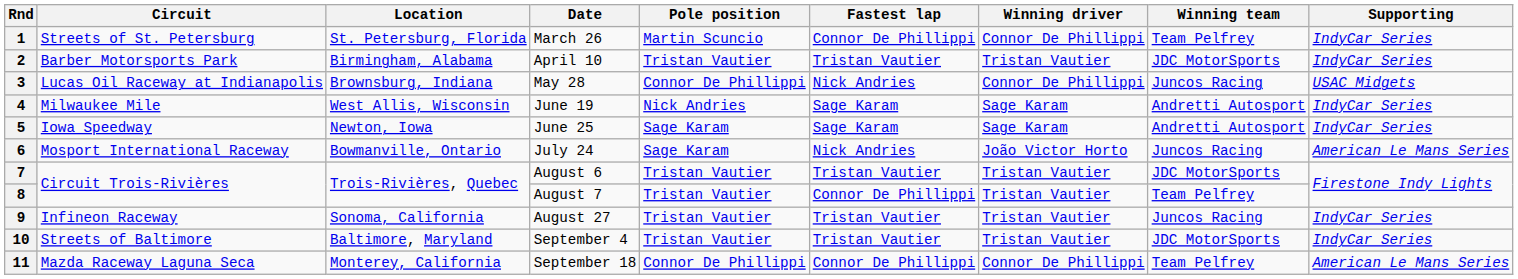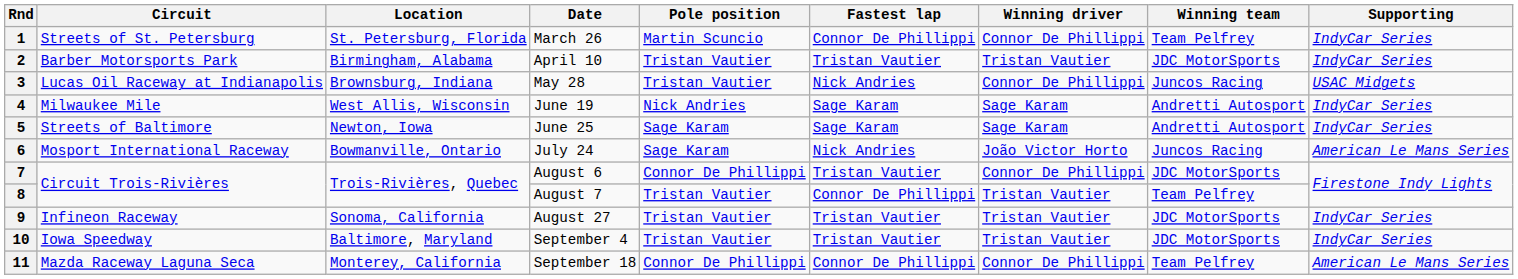(724, 83) Connor De Phillippi -> (707, 83) Tristan Vautier
(96, 128) Iowa Speedway -> (126, 128) Streets of Baltimore
(707, 173) Tristan Vautier -> (724, 173) Connor De Phillippi
(1046, 173) Tristan Vautier -> (1063, 173) Connor De Phillippi
(1207, 218) Juncos Racing -> (1216, 218) JDC MotorSports
(126, 240) Streets of Baltimore -> (96, 240) Iowa Speedway
